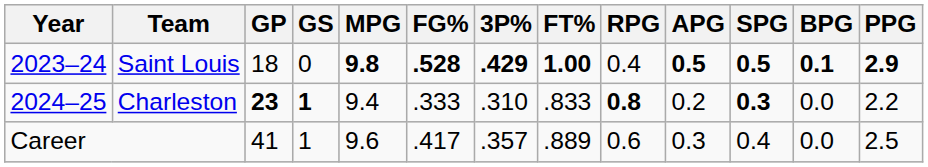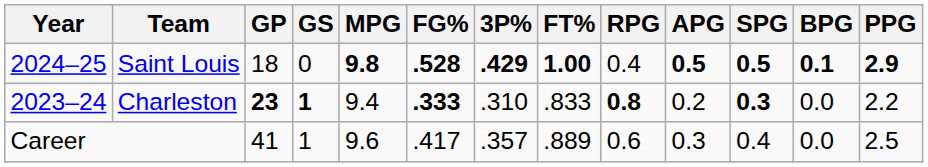(58, 63) 2023–24 -> (58, 63) 2024–25
(58, 102) 2024–25 -> (58, 102) 2023–24
(436, 102) normal -> (436, 102) bold
